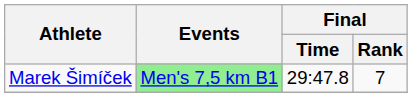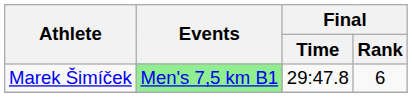(380, 78) 7 -> (380, 78) 6
